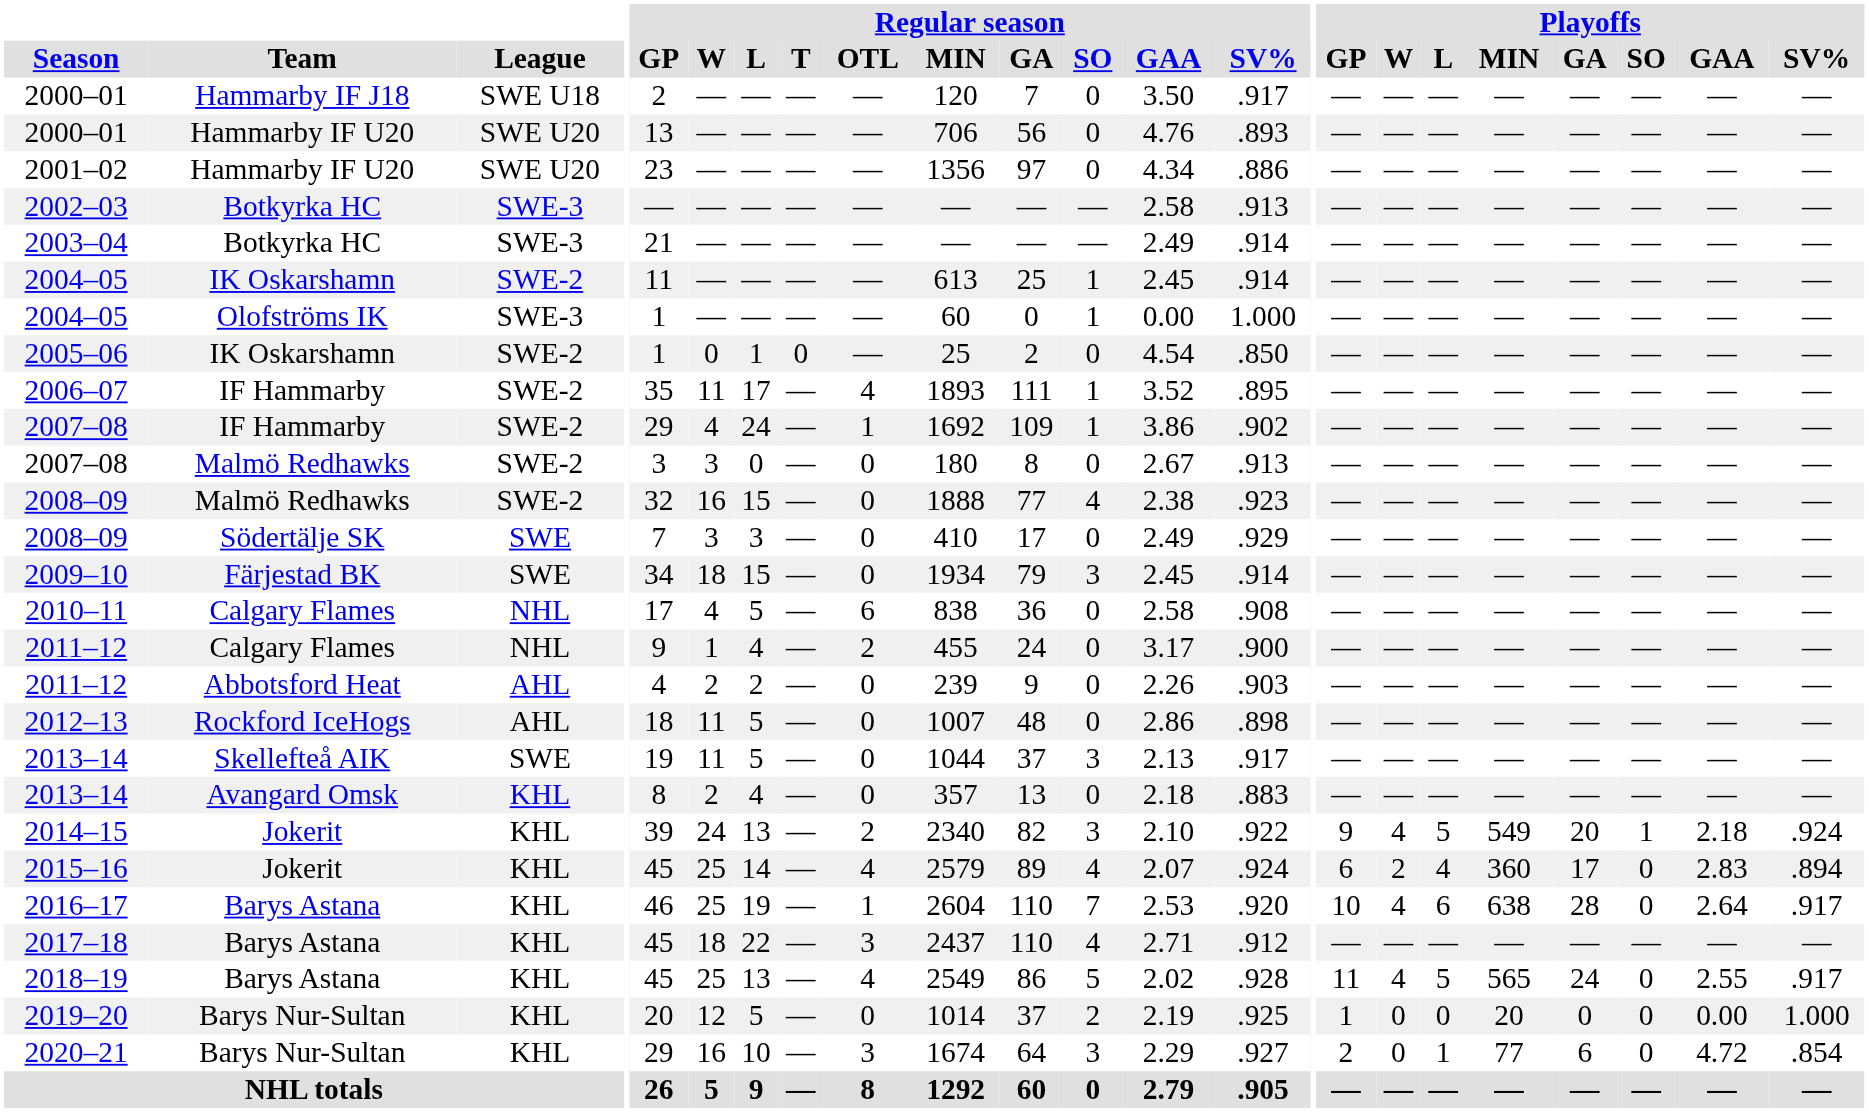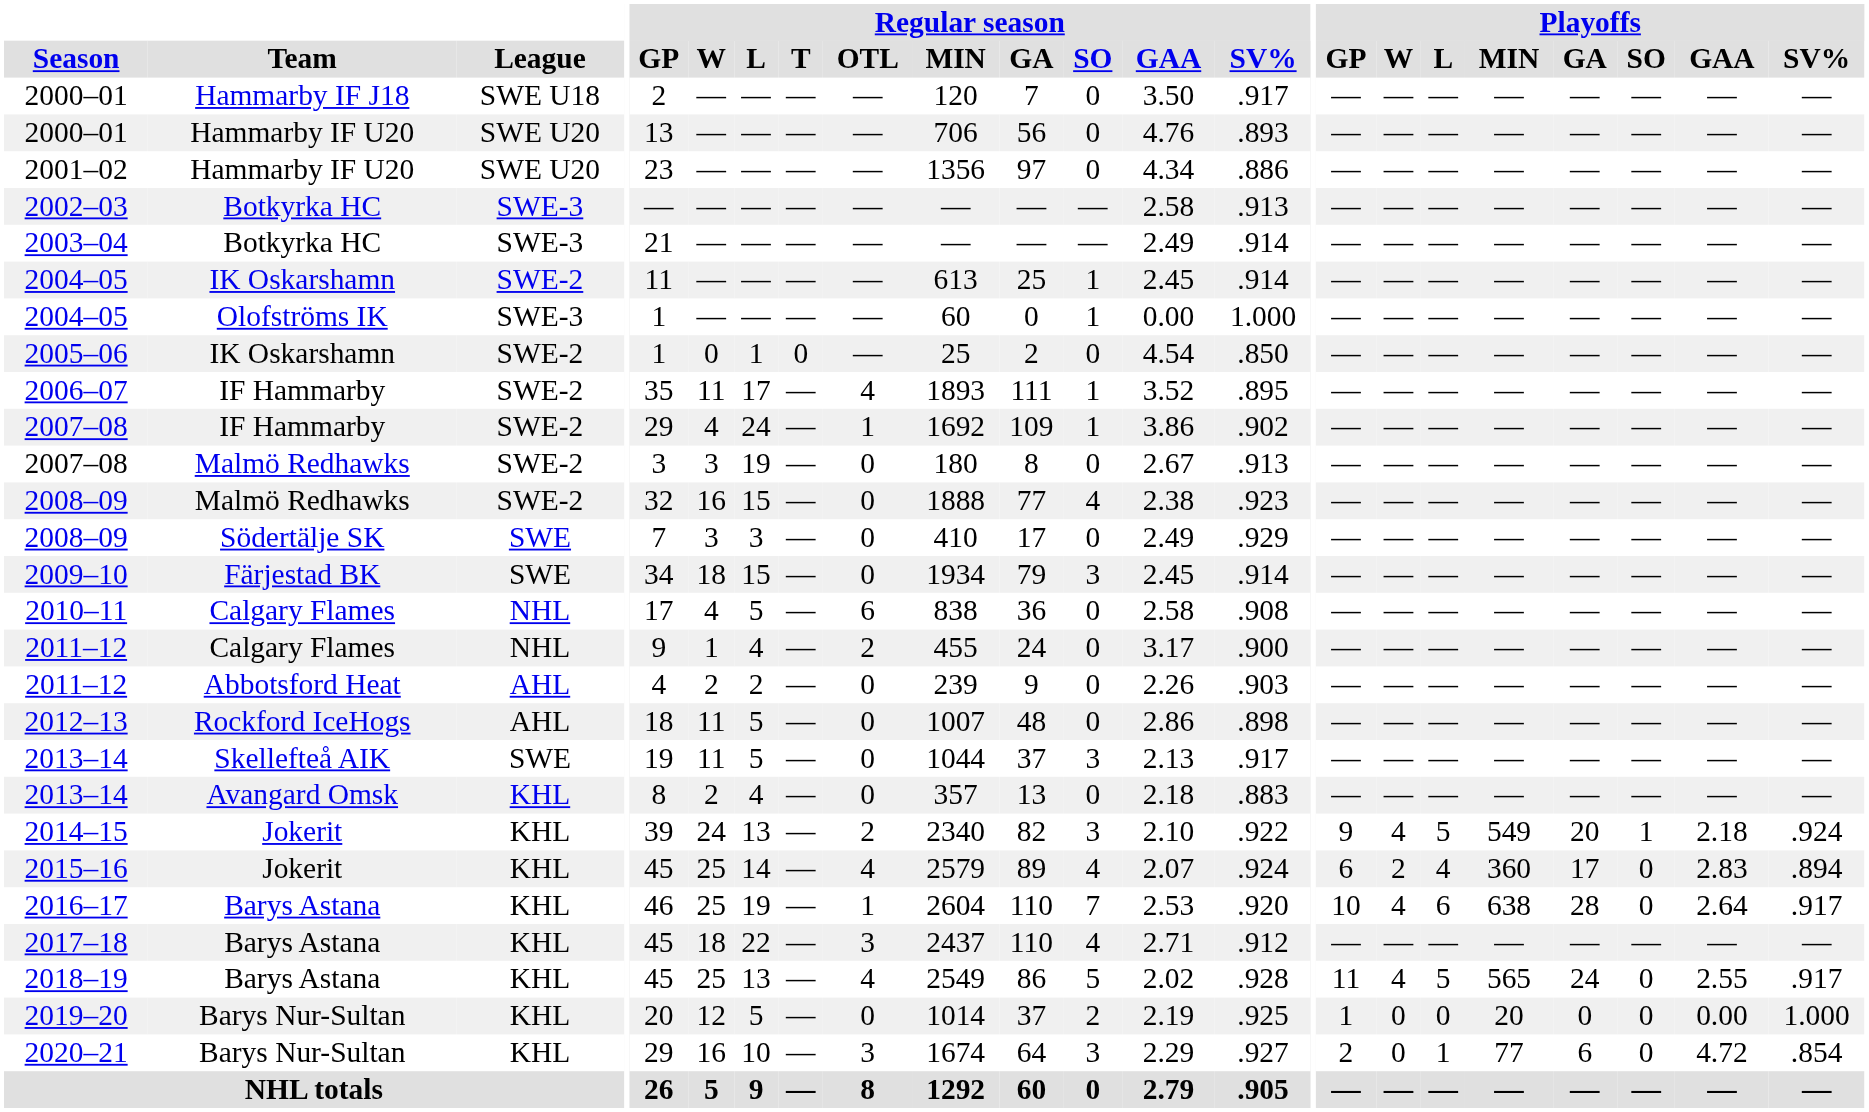(756, 463) 0 -> (756, 463) 19
